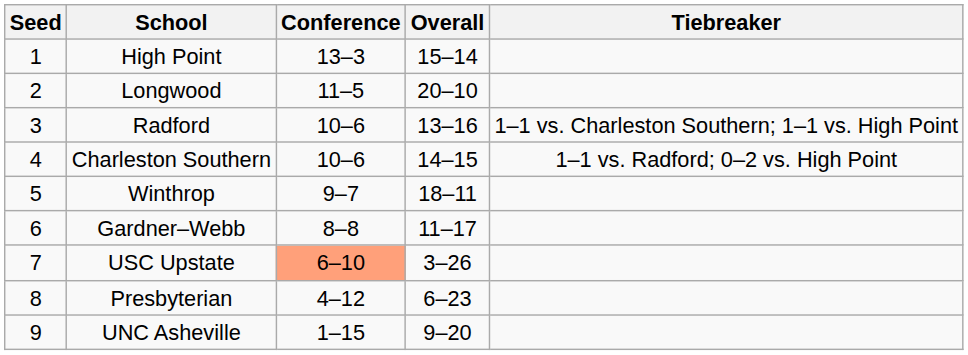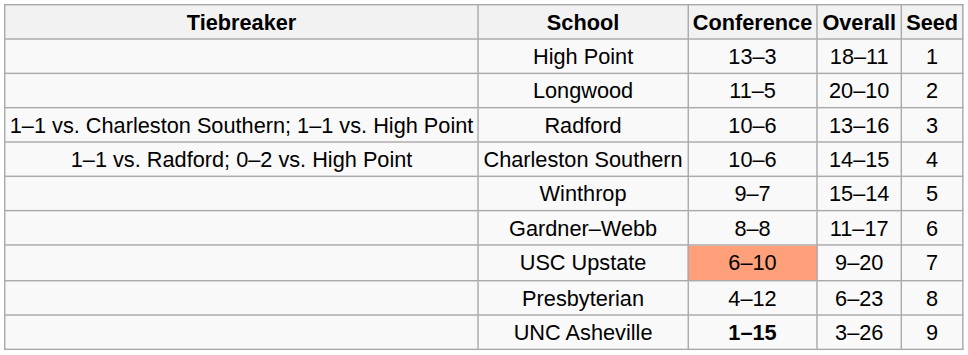columns swapped: (36, 22) <-> (726, 22)
(448, 57) 15–14 -> (859, 57) 18–11
(448, 194) 18–11 -> (859, 194) 15–14
(448, 263) 3–26 -> (859, 263) 9–20
(341, 332) normal -> (753, 332) bold
(448, 332) 9–20 -> (859, 332) 3–26
